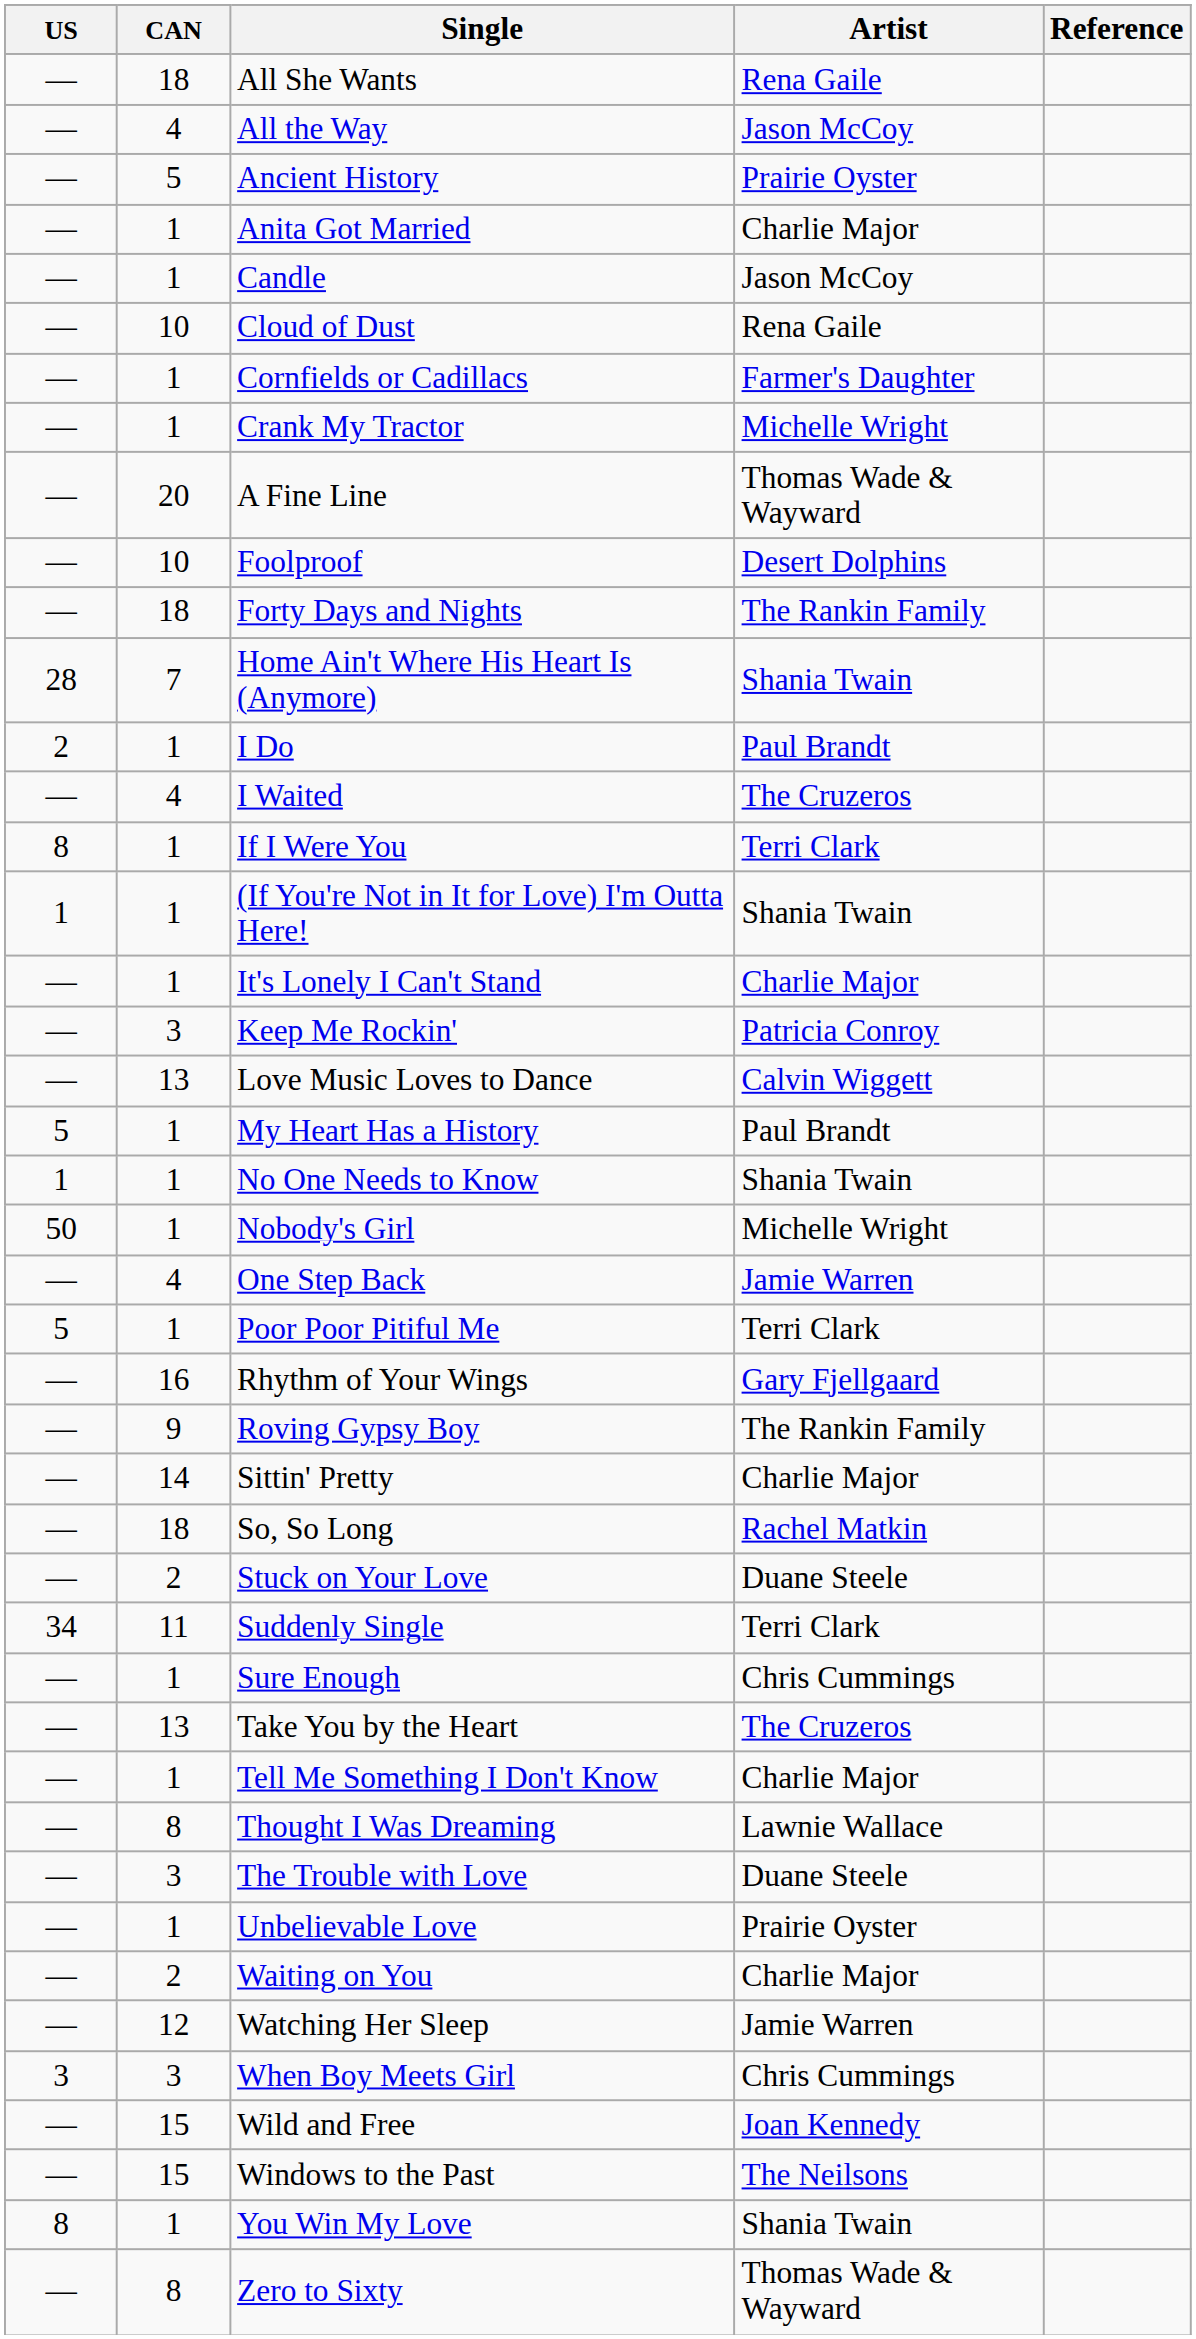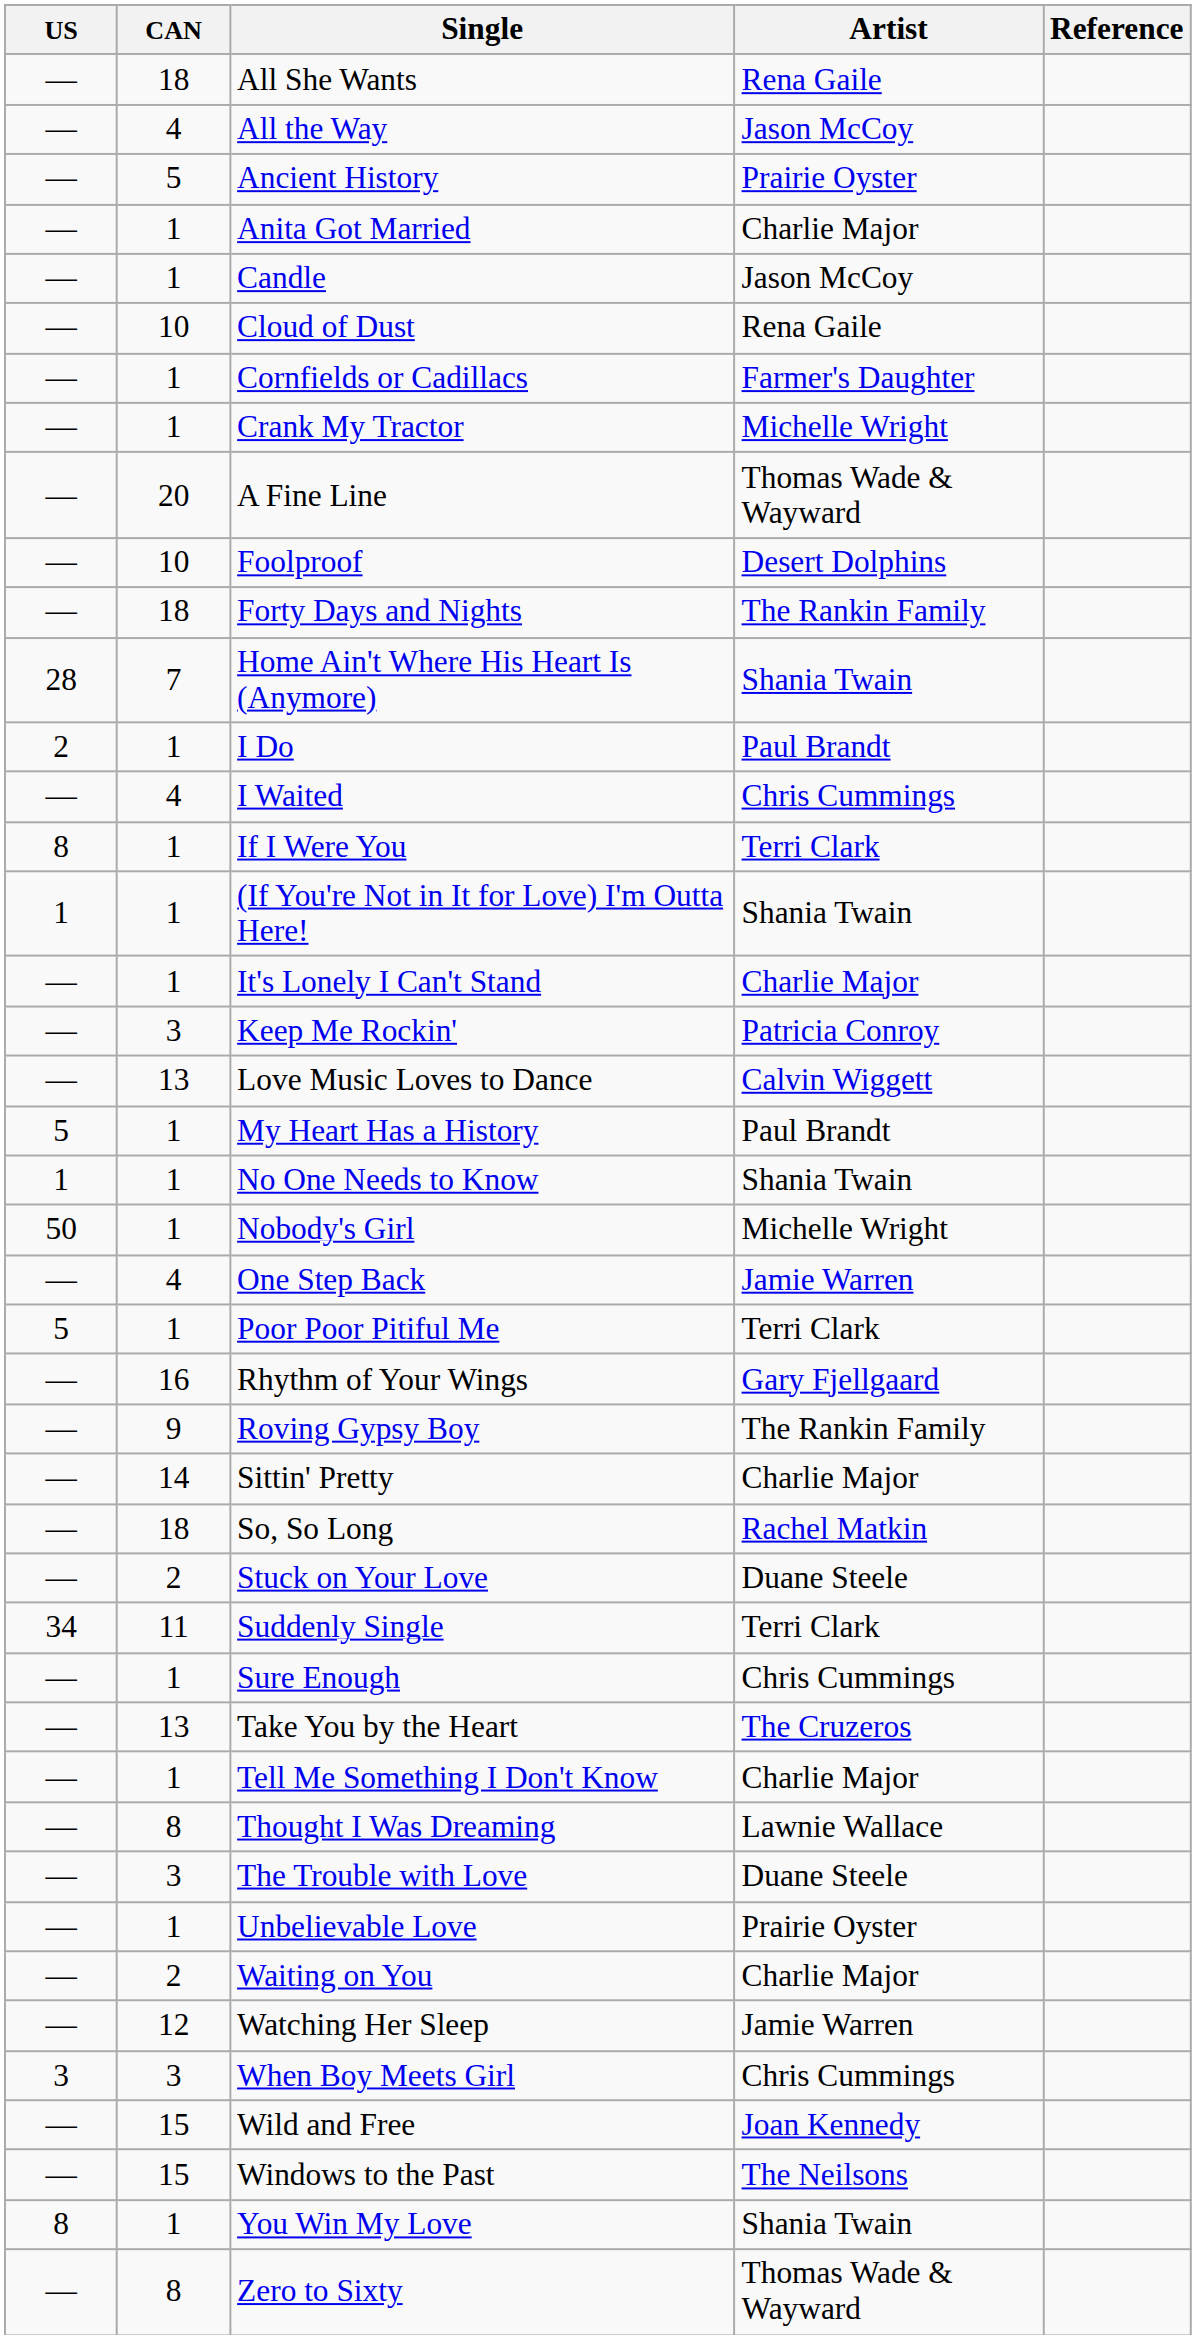(826, 796) The Cruzeros -> (848, 796) Chris Cummings
